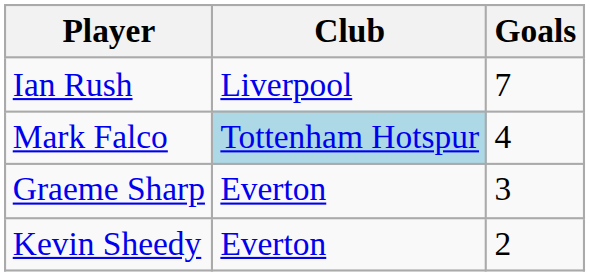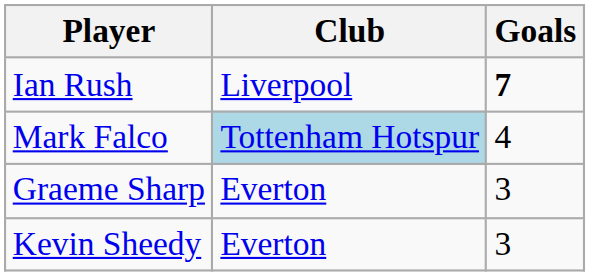(503, 84) normal -> (503, 84) bold
(503, 243) 2 -> (503, 243) 3
